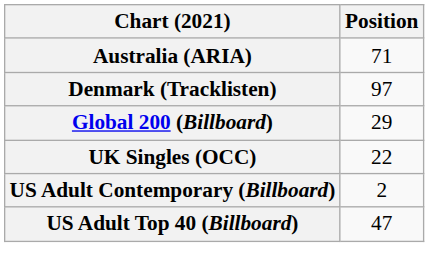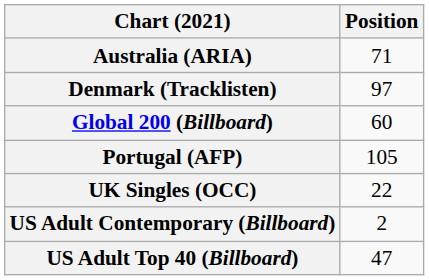(382, 122) 29 -> (382, 122) 60
+ row: (172, 156)
